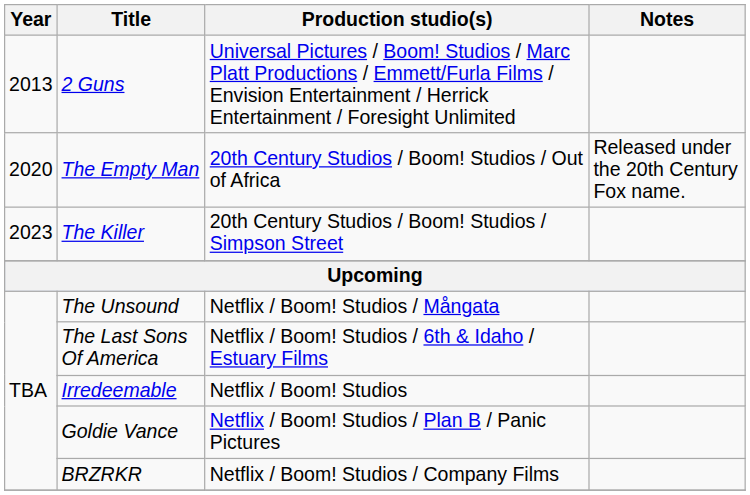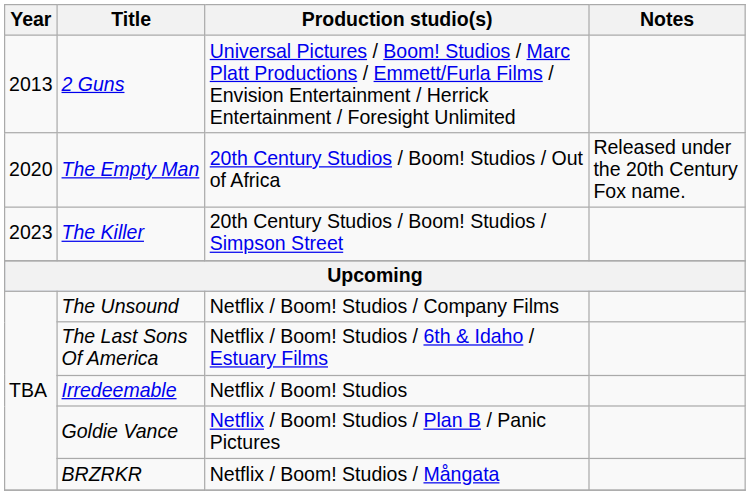(355, 306) Netflix / Boom! Studios / Mångata -> (384, 306) Netflix / Boom! Studios / Company Films
(384, 474) Netflix / Boom! Studios / Company Films -> (355, 474) Netflix / Boom! Studios / Mångata
